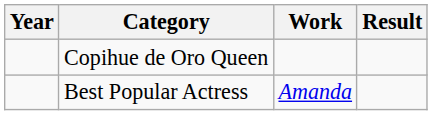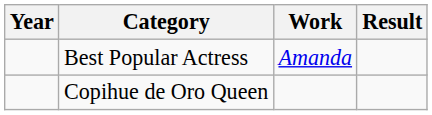rows swapped: (156, 92) <-> (166, 57)
